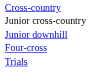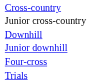+ row: (24, 34)
